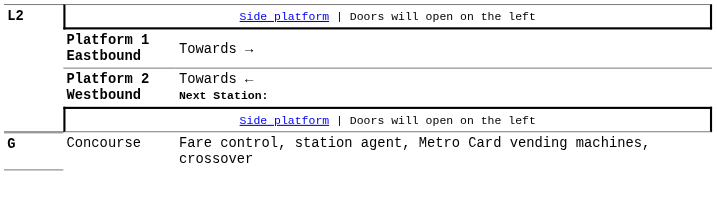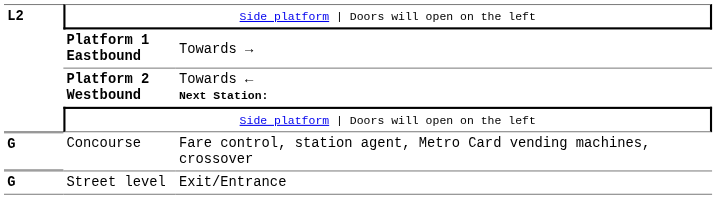+ row: (116, 183)
